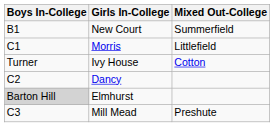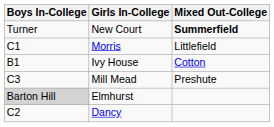(13, 29) B1 -> (22, 29) Turner
(204, 29) normal -> (206, 29) bold
(22, 63) Turner -> (13, 63) B1
rows swapped: (114, 113) <-> (106, 79)
